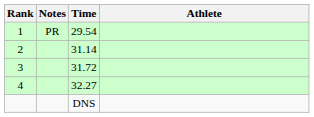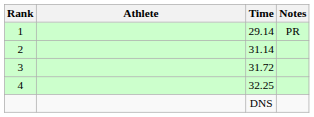columns swapped: (204, 13) <-> (52, 13)
(84, 31) 29.54 -> (261, 31) 29.14
(84, 85) 32.27 -> (261, 85) 32.25
